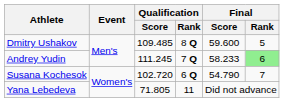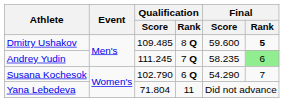(262, 43) normal -> (262, 43) bold
(224, 59) 58.233 -> (224, 59) 58.235
(155, 74) 102.720 -> (155, 74) 102.790
(224, 74) 54.790 -> (224, 74) 54.290
(155, 90) 71.805 -> (155, 90) 71.804
